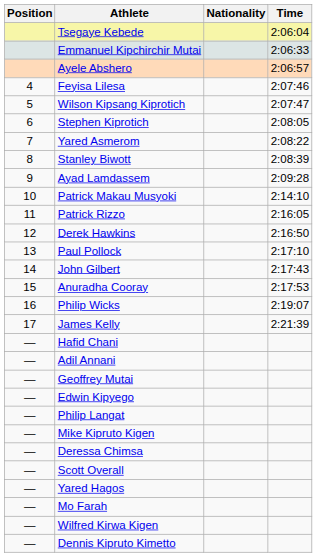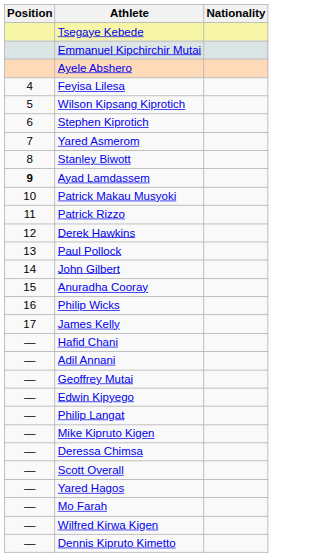- column: (290, 13)
(30, 178) normal -> (30, 178) bold
